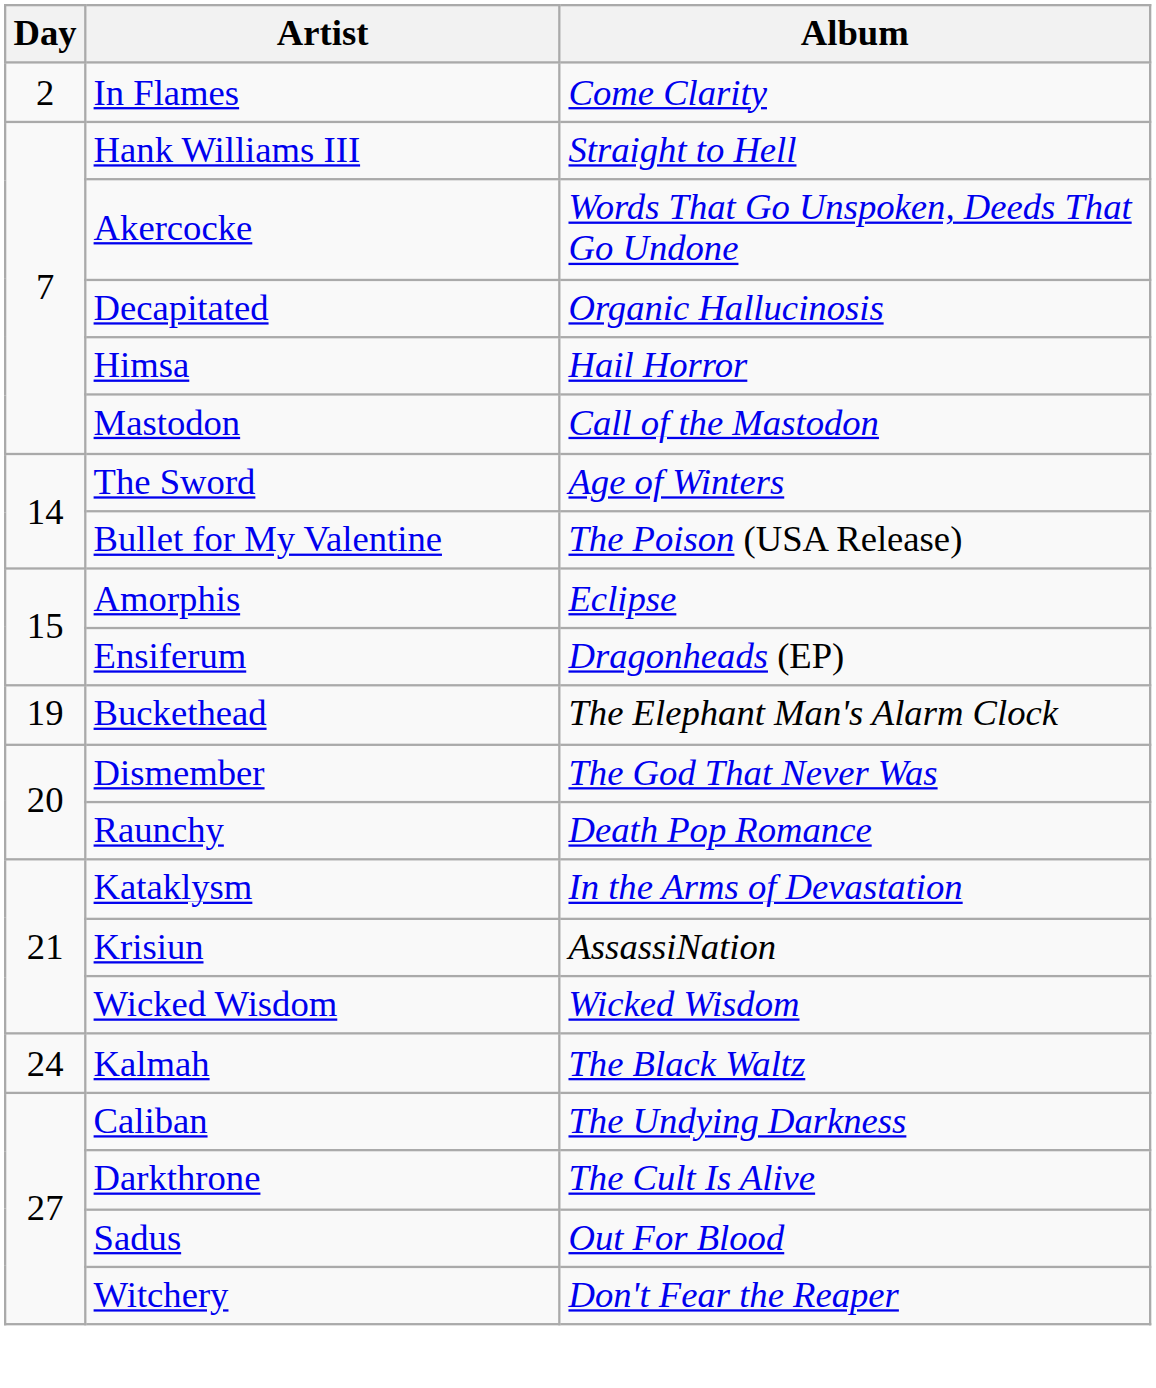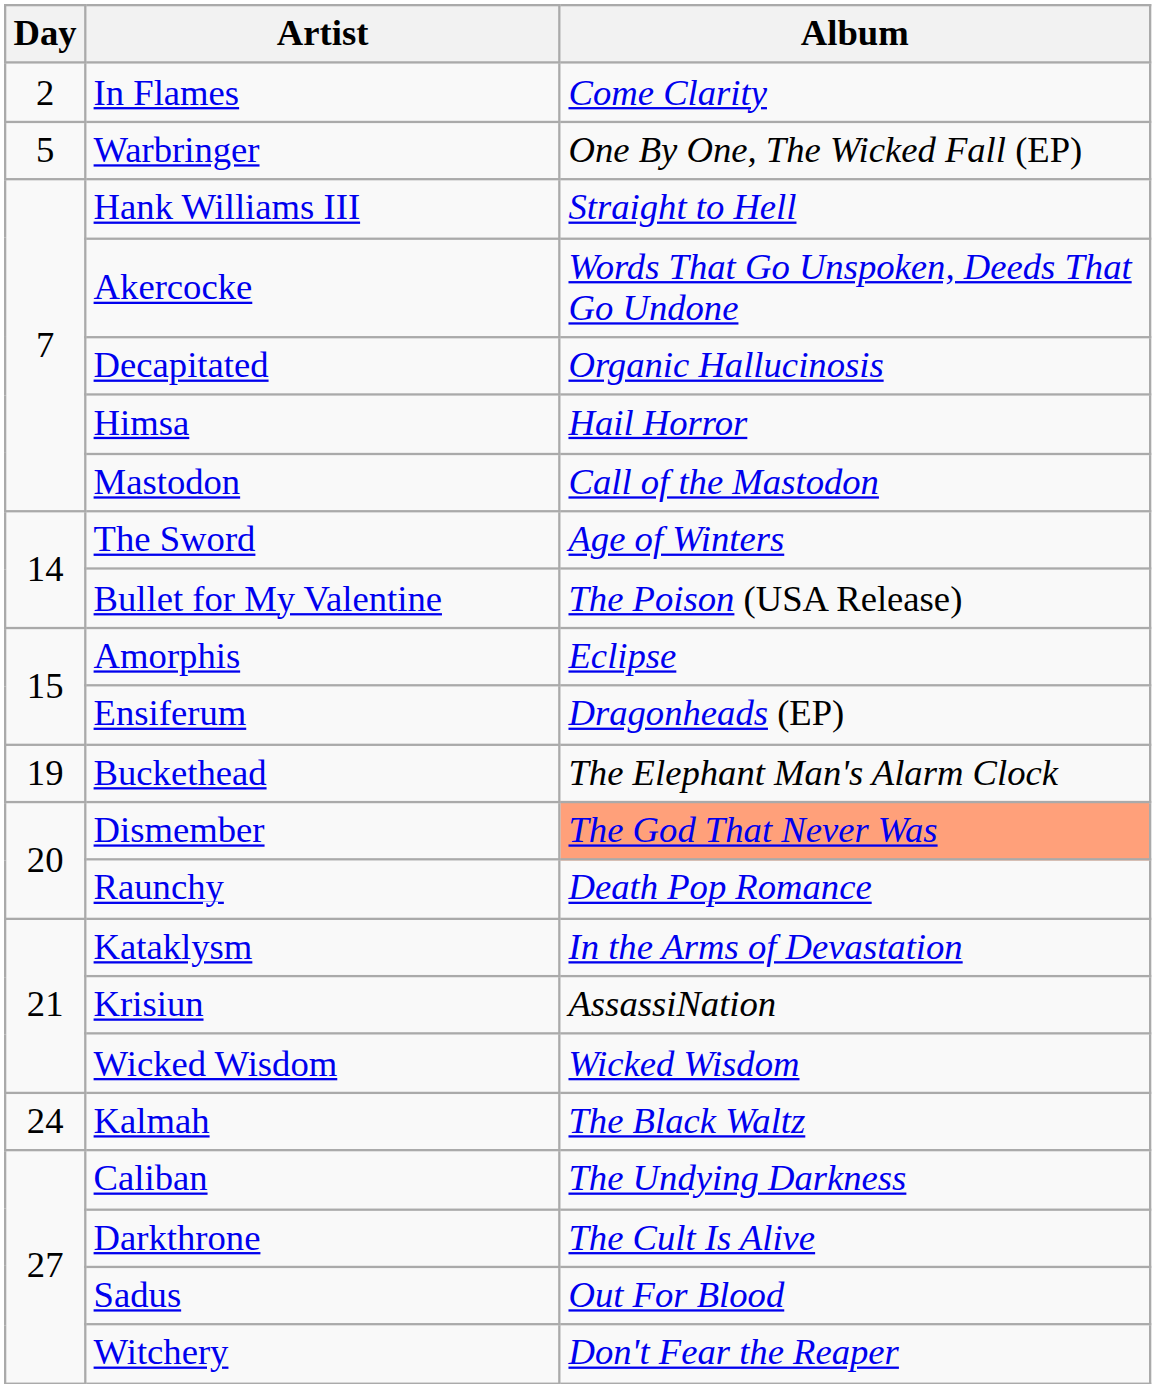+ row: (177, 149)
(753, 772) no background -> (753, 830) lightsalmon background
